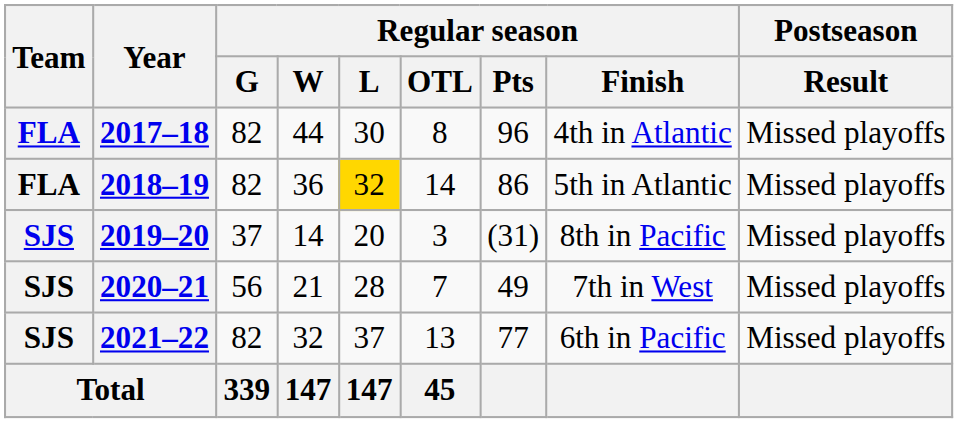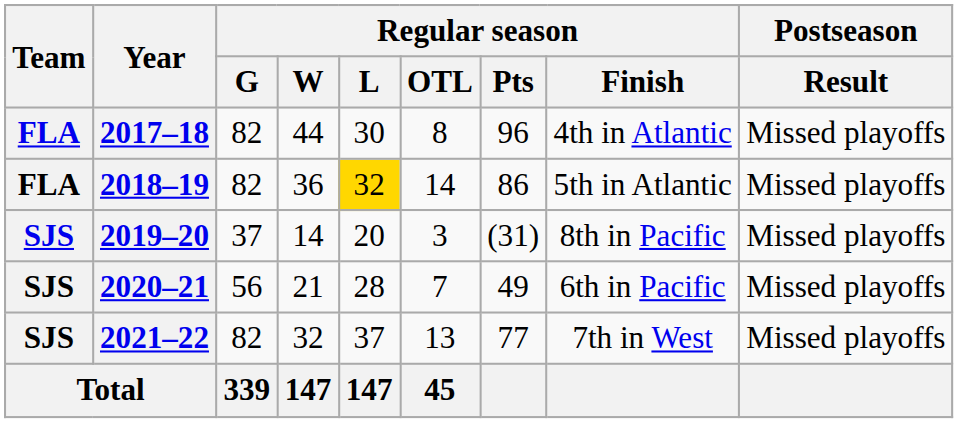(643, 287) 7th in West -> (643, 287) 6th in Pacific
(643, 338) 6th in Pacific -> (643, 338) 7th in West
